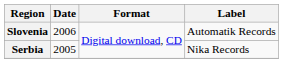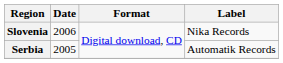(231, 31) Automatik Records -> (218, 31) Nika Records
(218, 49) Nika Records -> (231, 49) Automatik Records
